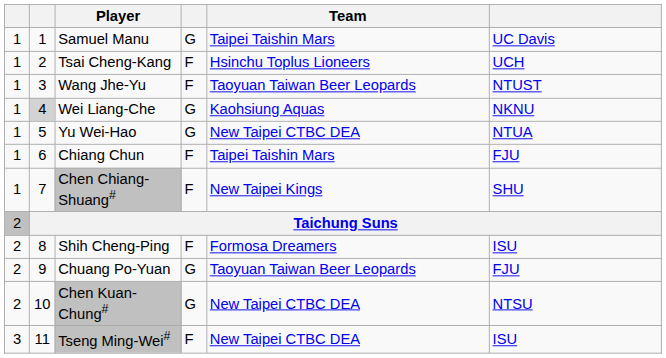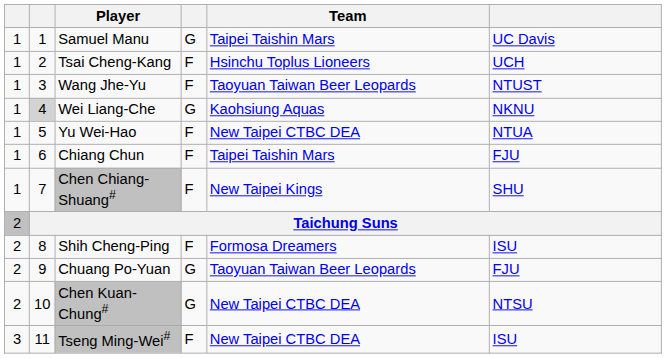(190, 132) G -> (189, 132) F
